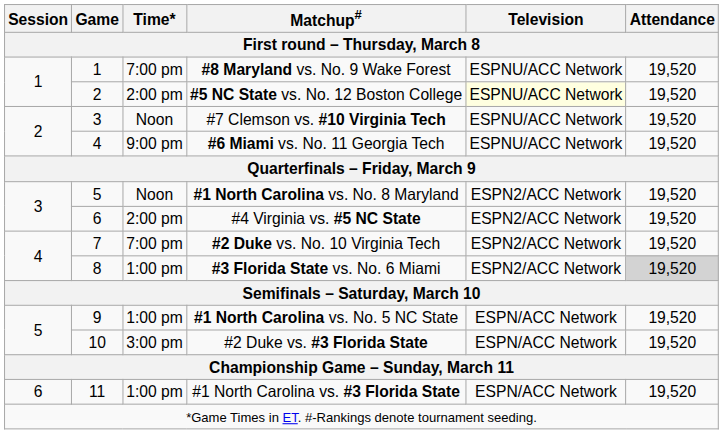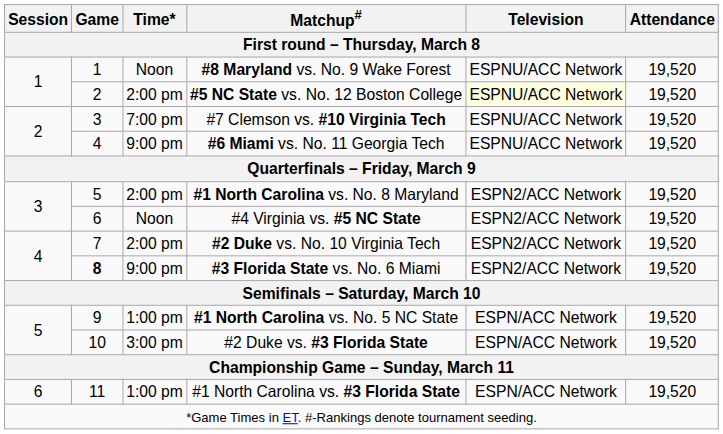(154, 70) 7:00 pm -> (154, 70) Noon
(154, 119) Noon -> (154, 119) 7:00 pm
(154, 194) Noon -> (154, 194) 2:00 pm
(154, 219) 2:00 pm -> (154, 219) Noon
(154, 243) 7:00 pm -> (154, 243) 2:00 pm
(97, 268) normal -> (97, 268) bold
(154, 268) 1:00 pm -> (154, 268) 9:00 pm
(672, 268) lightgrey background -> (672, 268) no background
